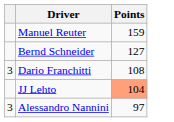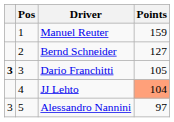+ column: (27, 14)
(10, 70) normal -> (10, 70) bold
(136, 70) 108 -> (158, 70) 105
